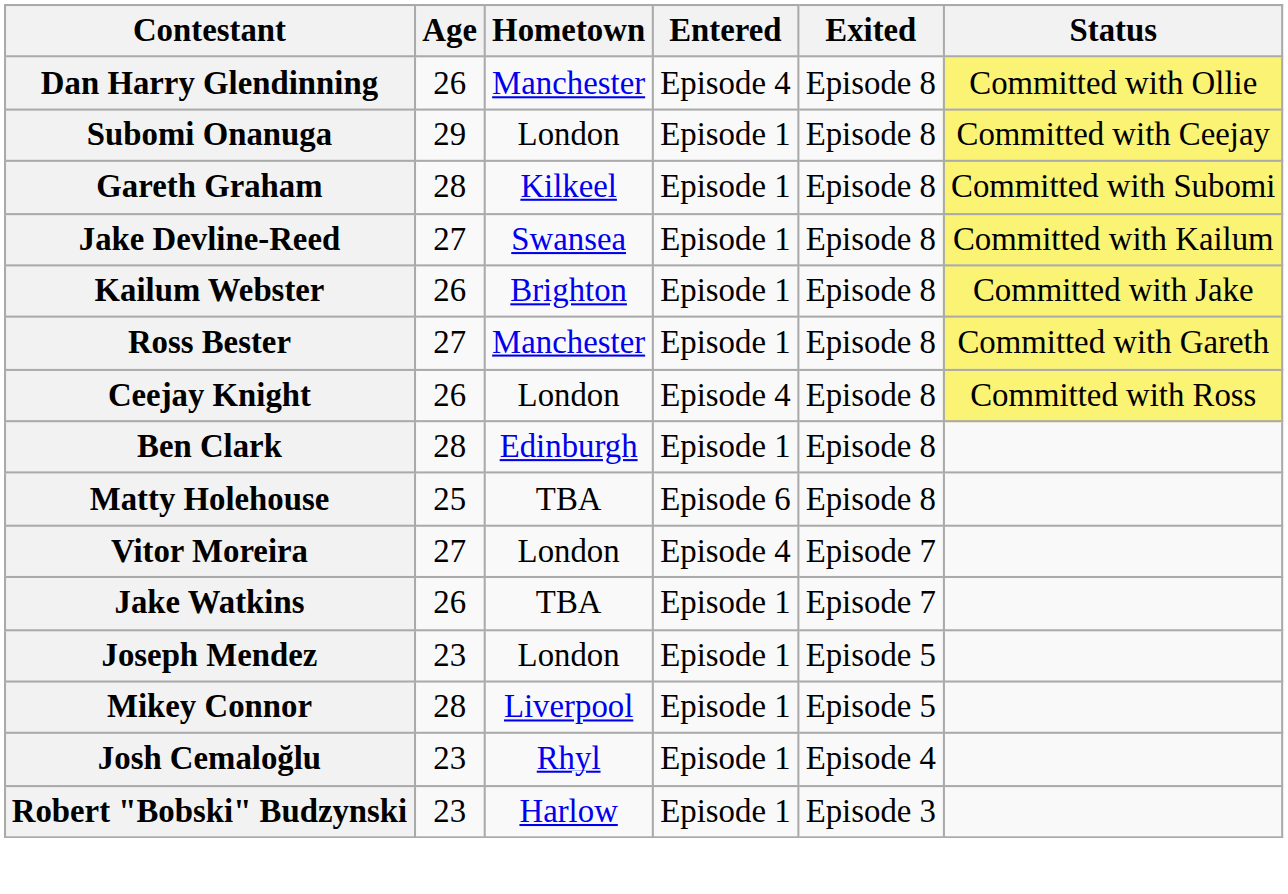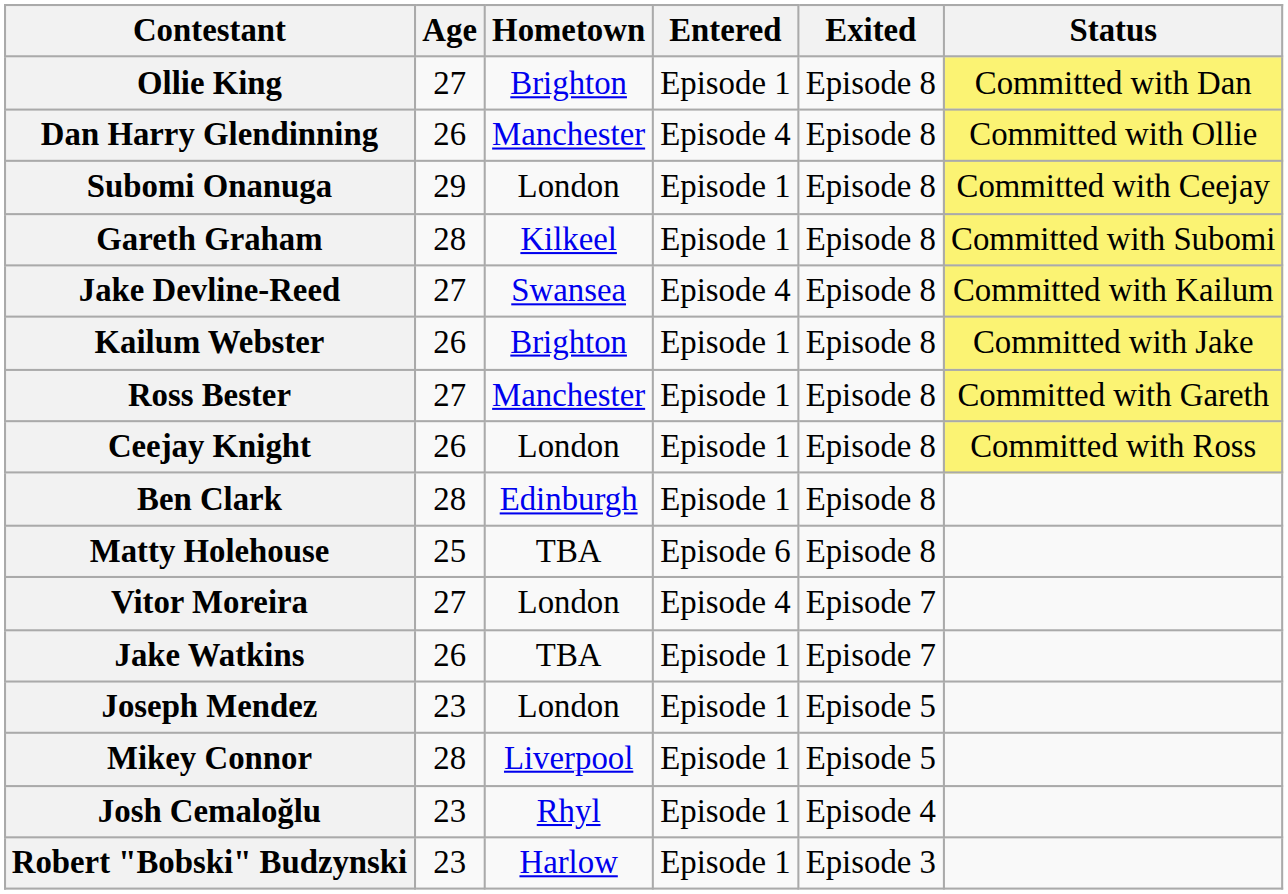+ row: (209, 82)
(725, 238) Episode 1 -> (725, 290) Episode 4
(725, 394) Episode 4 -> (725, 446) Episode 1
